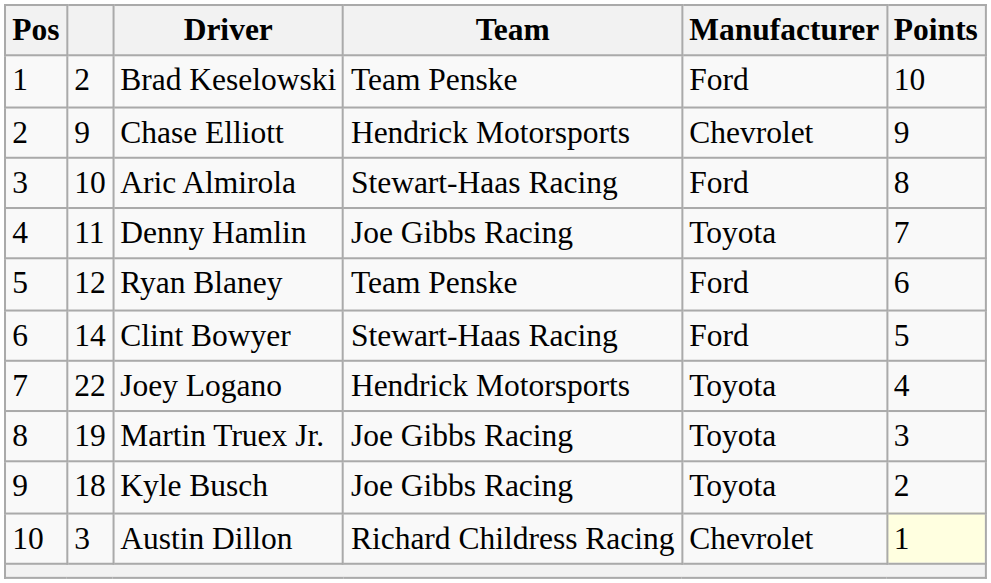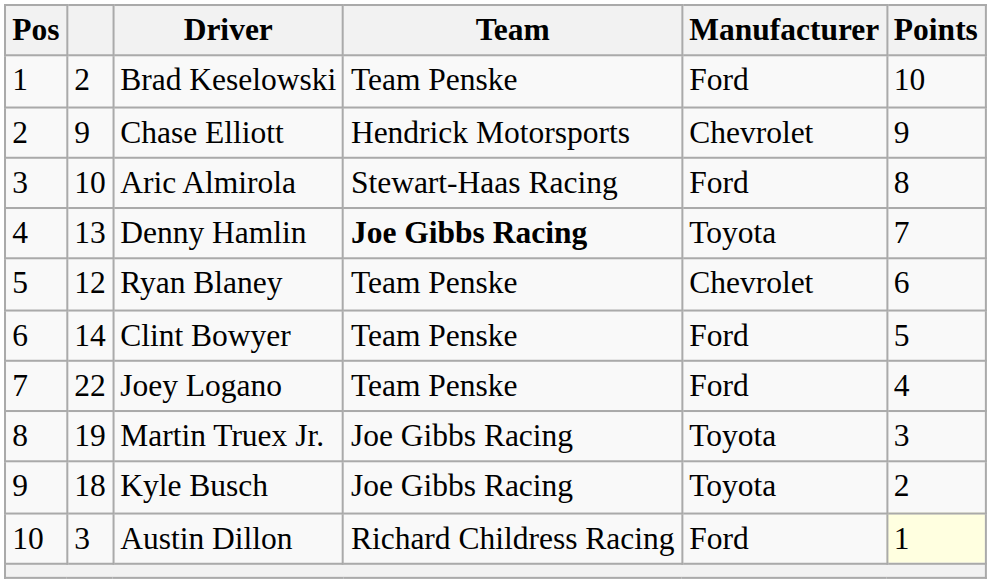(89, 232) 11 -> (90, 232) 13
(462, 232) normal -> (469, 232) bold
(719, 283) Ford -> (751, 283) Chevrolet
(484, 334) Stewart-Haas Racing -> (434, 334) Team Penske
(490, 384) Hendrick Motorsports -> (434, 384) Team Penske
(733, 384) Toyota -> (719, 384) Ford
(751, 537) Chevrolet -> (719, 537) Ford
